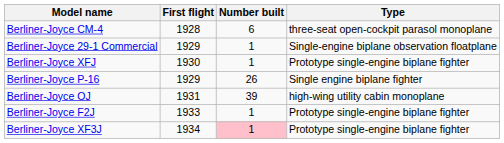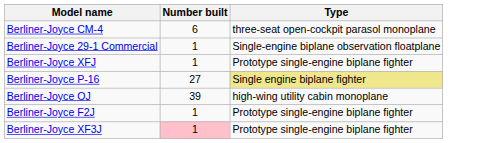- column: (188, 12)
(252, 79) 26 -> (195, 79) 27
(356, 79) no background -> (299, 79) khaki background
